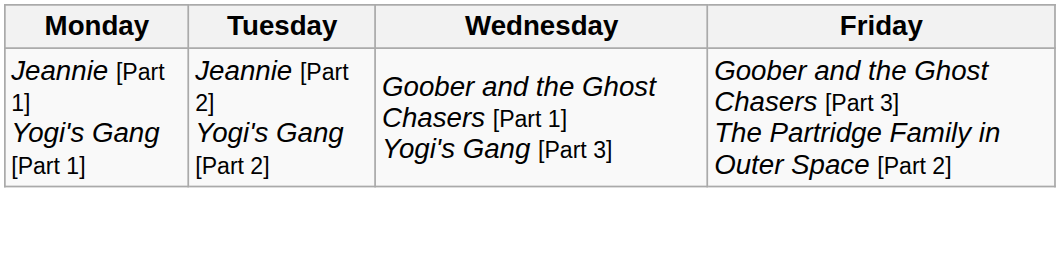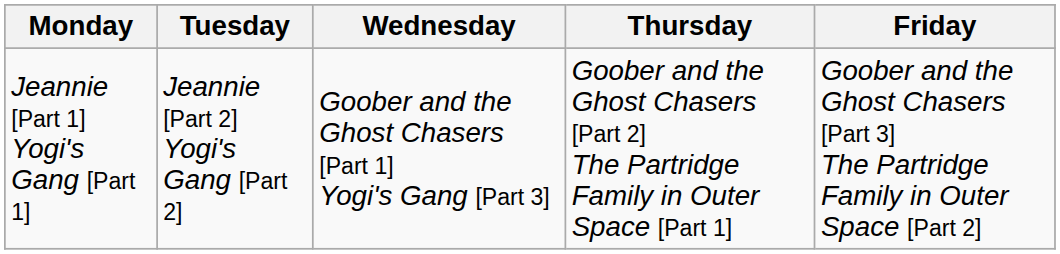+ column: (690, 26)
